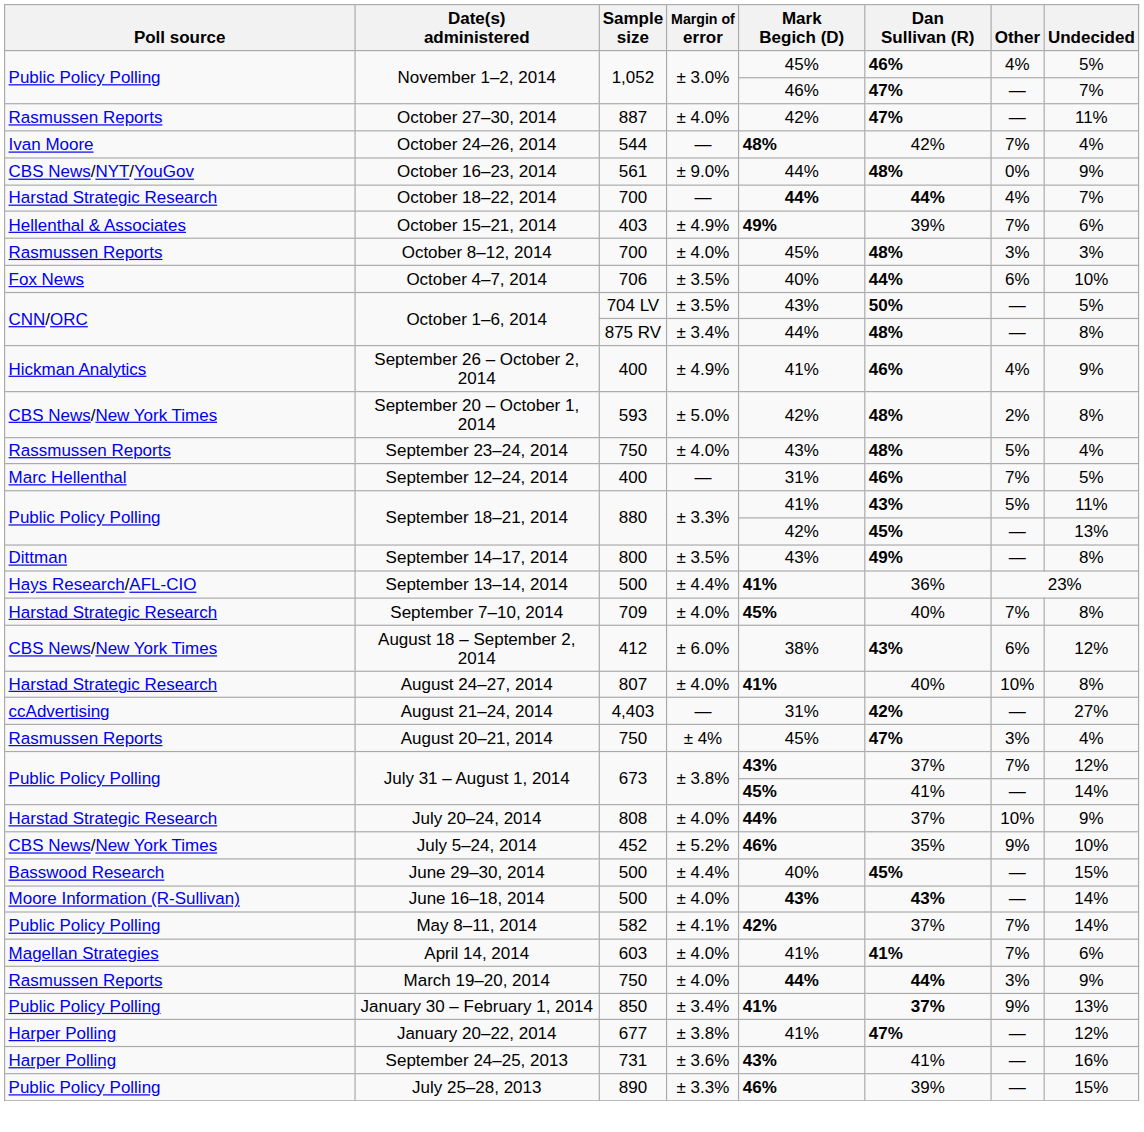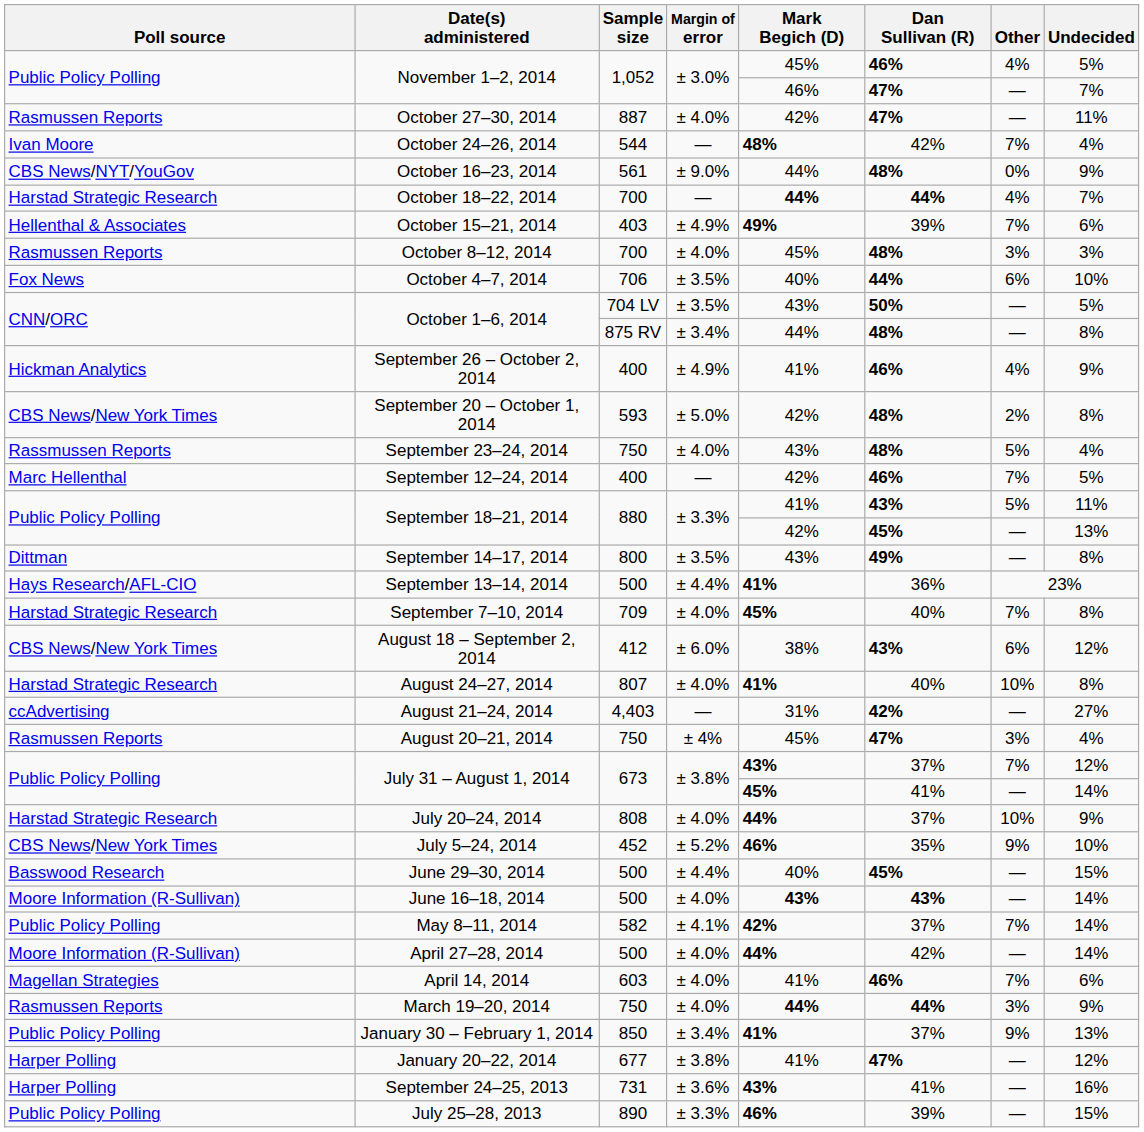(802, 478) 31% -> (802, 478) 42%
+ row: (477, 953)
(886, 953) 41% -> (886, 980) 46%
(928, 1007) bold -> (928, 1033) normal
